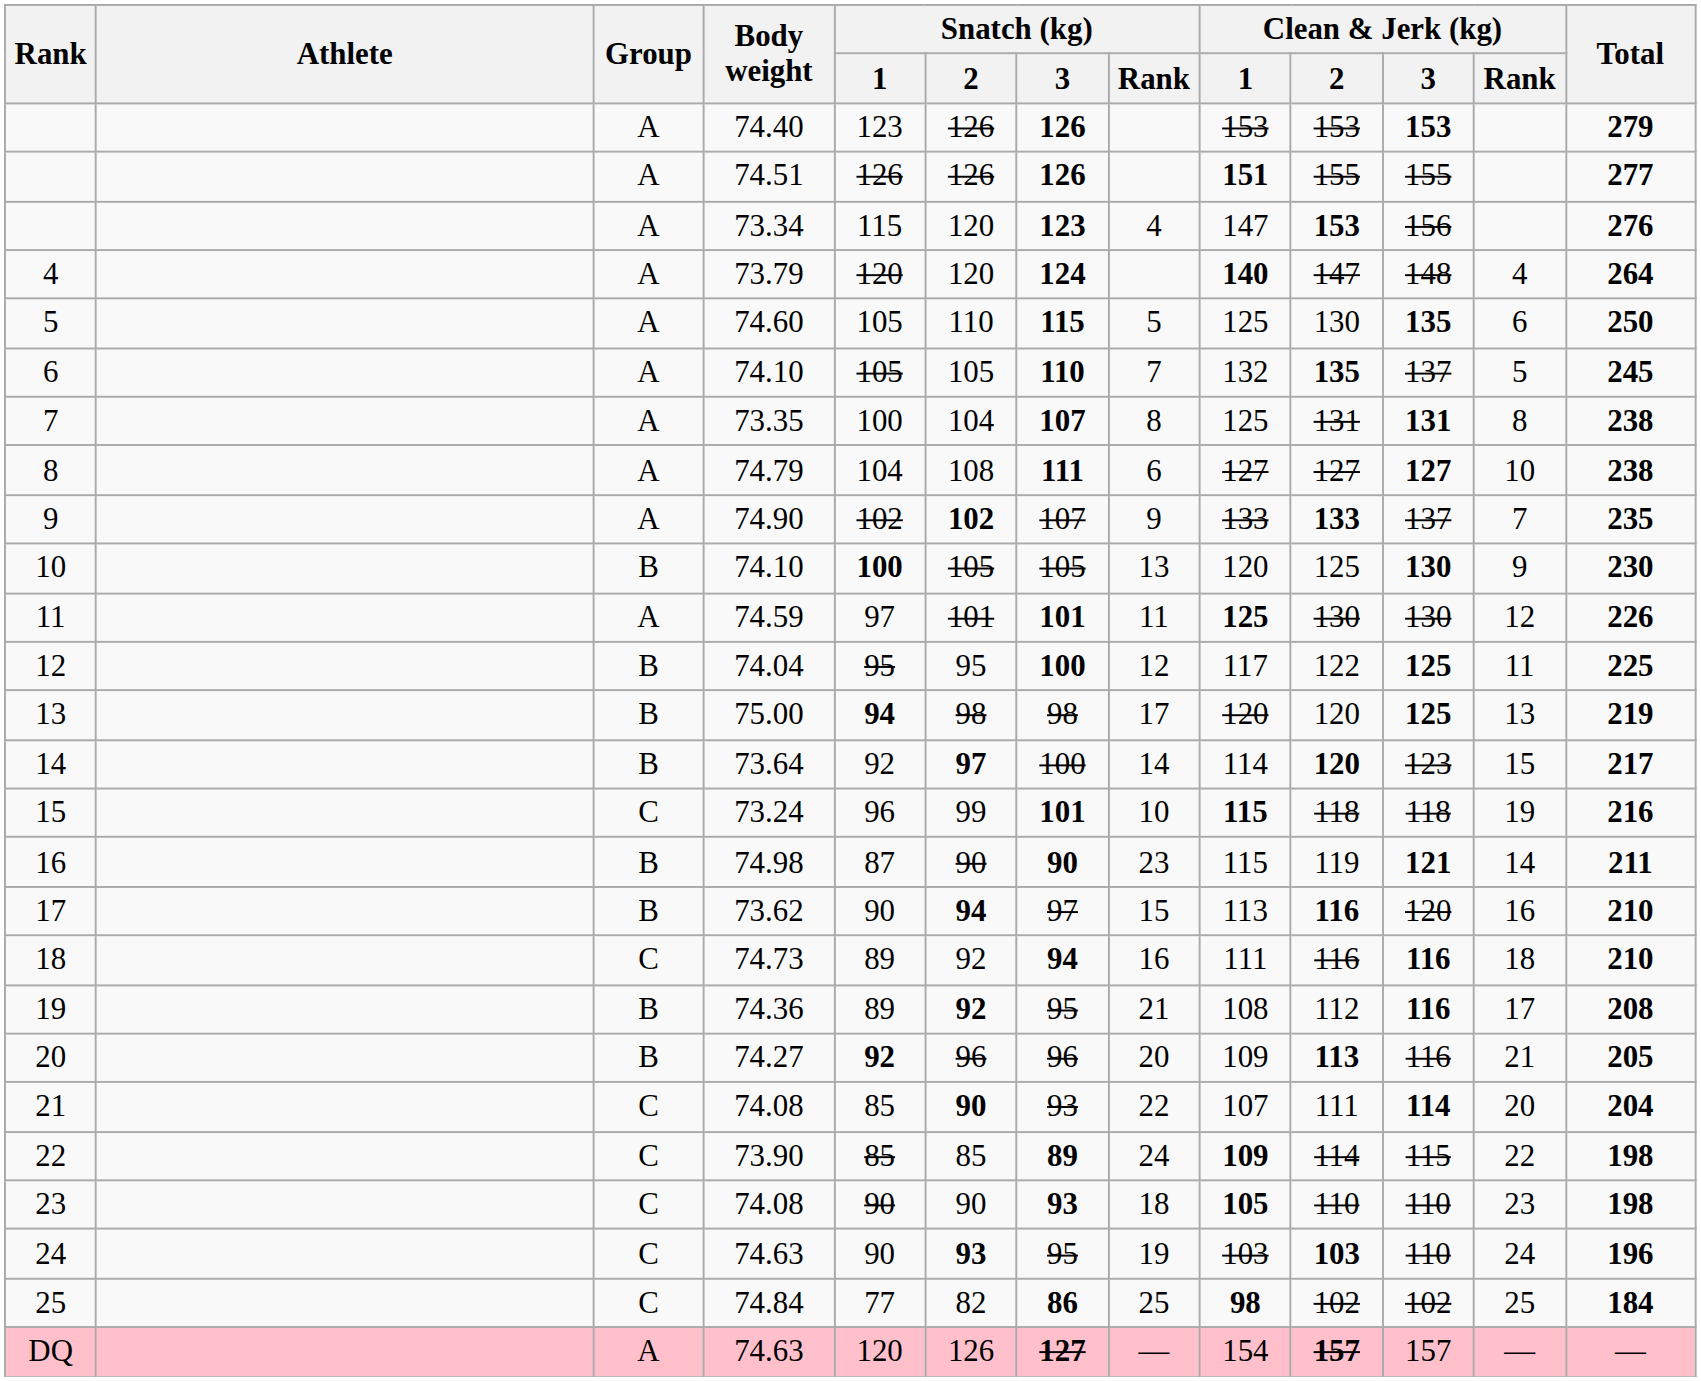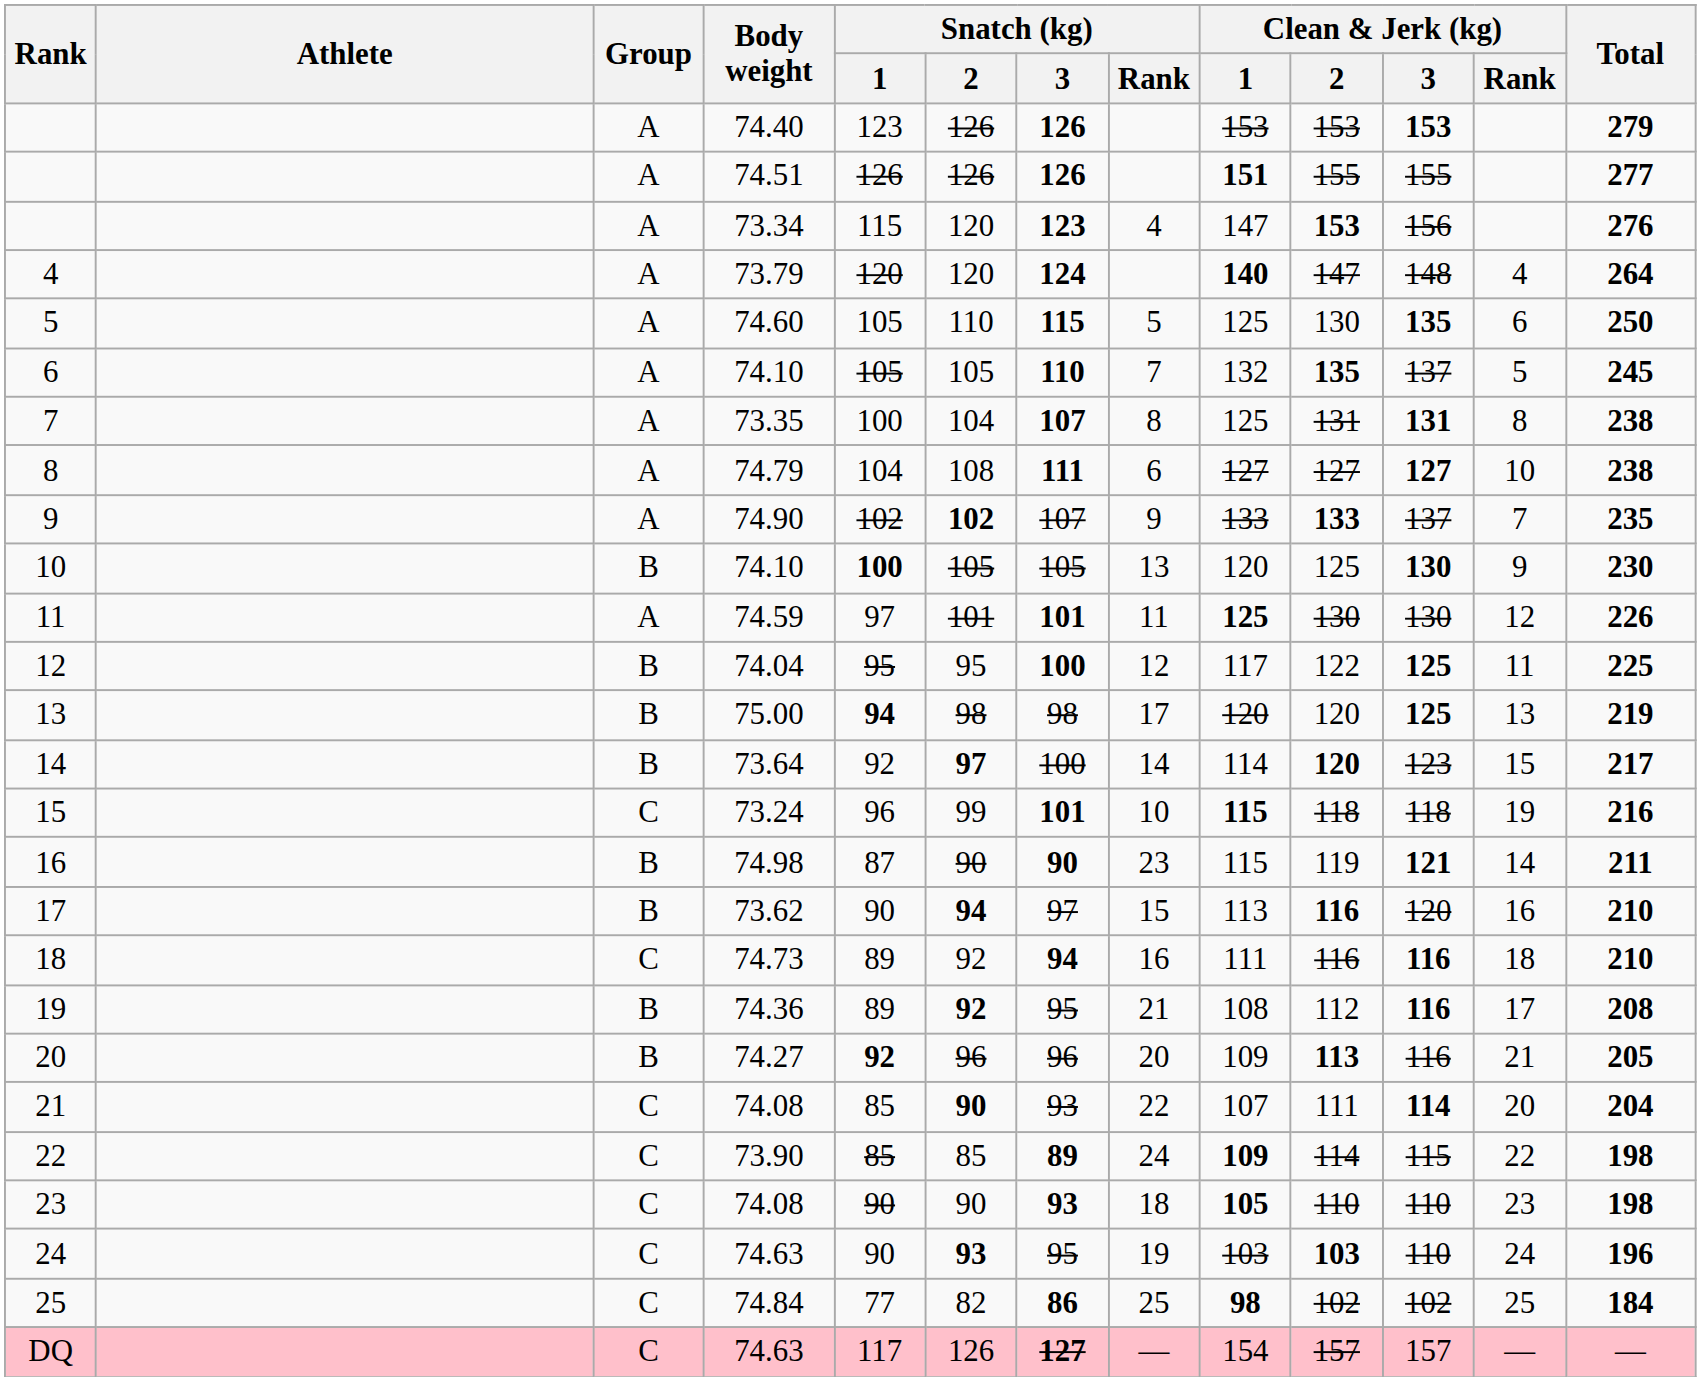(648, 1351) A -> (648, 1351) C
(880, 1351) 120 -> (880, 1351) 117
(1337, 1351) bold -> (1337, 1351) normal
